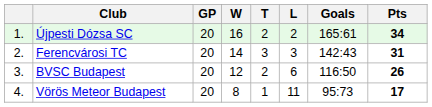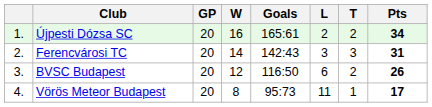columns swapped: (265, 14) <-> (338, 14)
